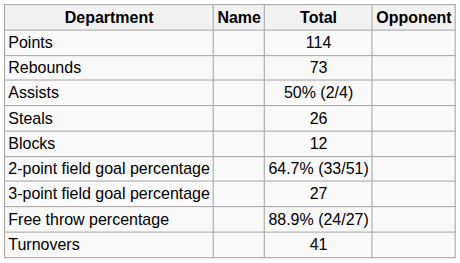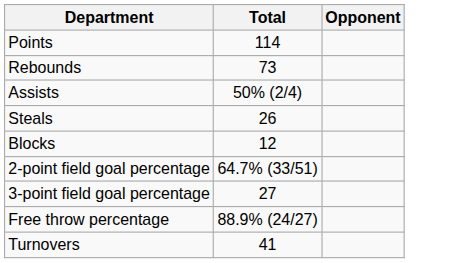- column: (239, 18)
